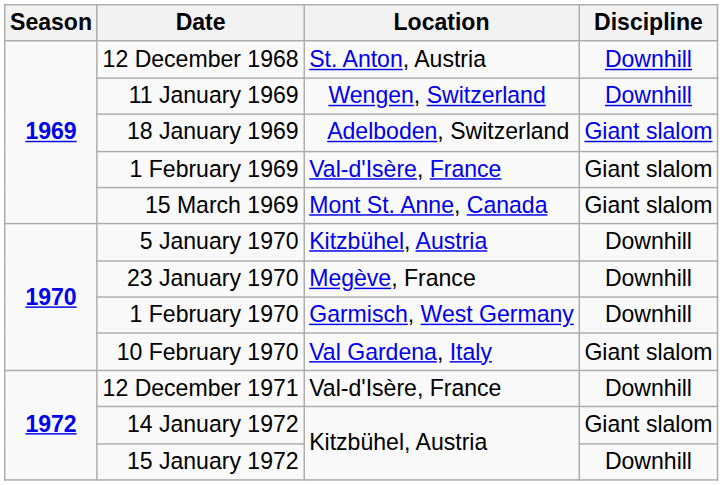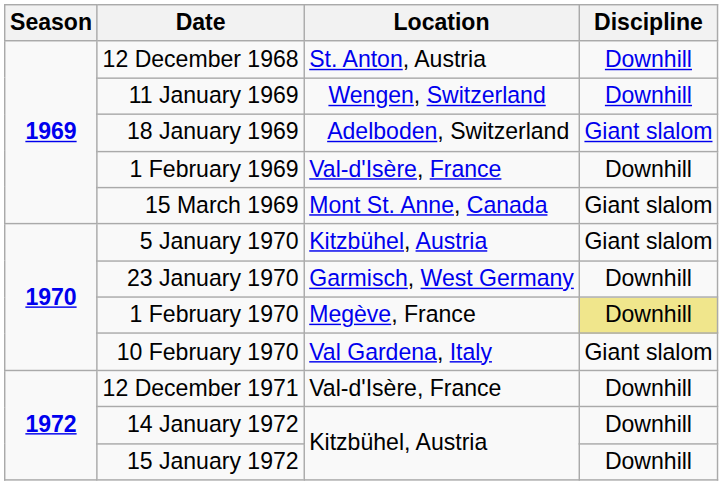(648, 168) Giant slalom -> (648, 168) Downhill
(648, 242) Downhill -> (648, 242) Giant slalom
(392, 278) Megève, France -> (442, 278) Garmisch, West Germany
(442, 315) Garmisch, West Germany -> (392, 315) Megève, France
(648, 315) no background -> (648, 315) khaki background
(648, 424) Giant slalom -> (648, 424) Downhill
